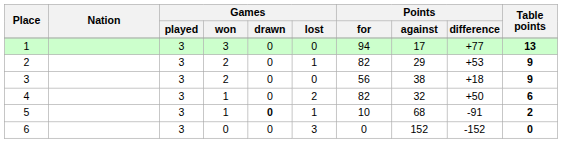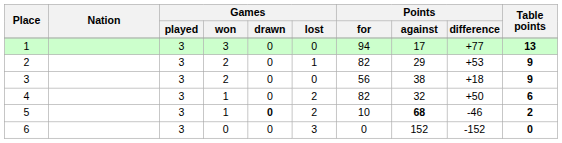(314, 113) 1 -> (314, 113) 2
(419, 113) normal -> (419, 113) bold
(475, 113) -91 -> (475, 113) -46
